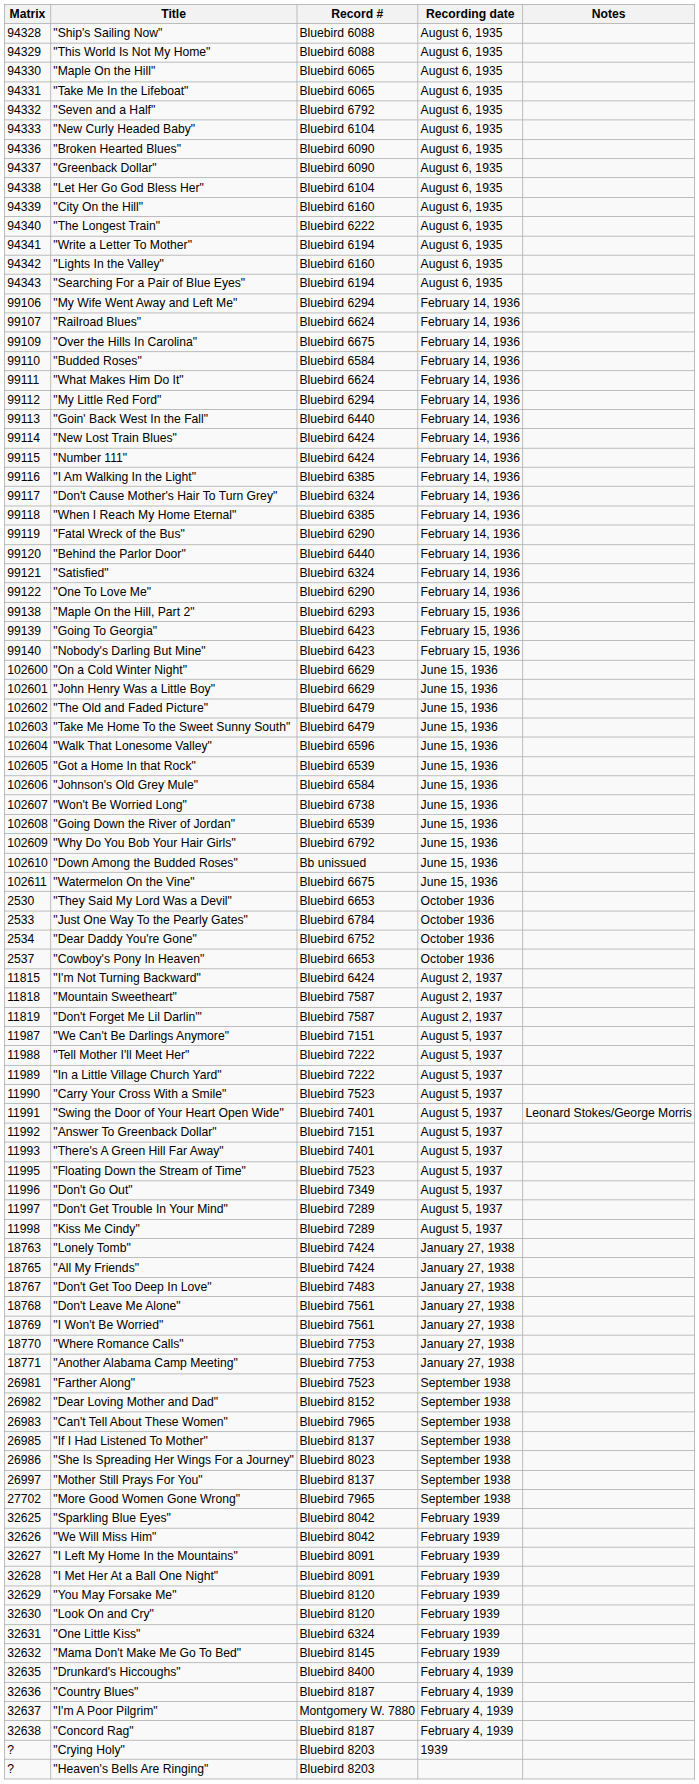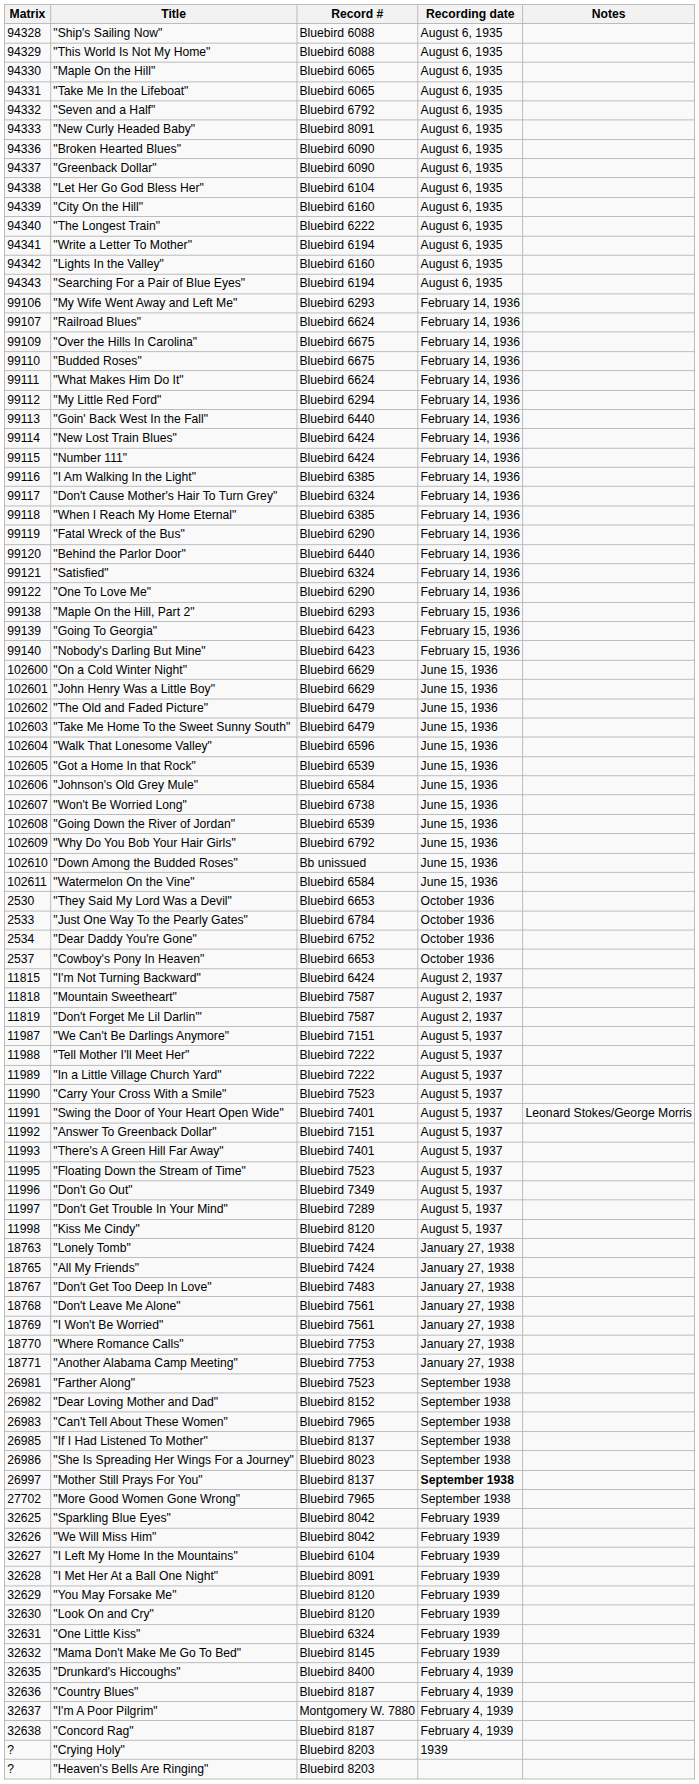(337, 129) Bluebird 6104 -> (337, 129) Bluebird 8091
(337, 303) Bluebird 6294 -> (337, 303) Bluebird 6293
(337, 361) Bluebird 6584 -> (337, 361) Bluebird 6675
(337, 881) Bluebird 6675 -> (337, 881) Bluebird 6584
(337, 1229) Bluebird 7289 -> (337, 1229) Bluebird 8120
(466, 1479) normal -> (467, 1479) bold
(337, 1556) Bluebird 8091 -> (337, 1556) Bluebird 6104
